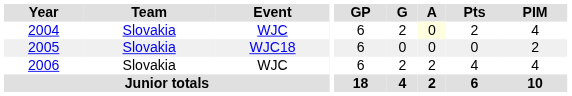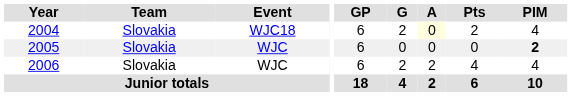(272, 30) WJC -> (272, 30) WJC18
(272, 48) WJC18 -> (272, 48) WJC
(535, 48) normal -> (535, 48) bold
